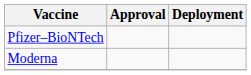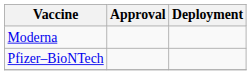rows swapped: (56, 37) <-> (32, 59)
